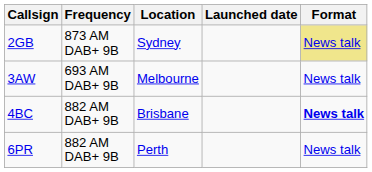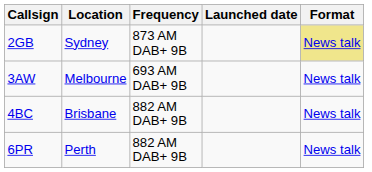columns swapped: (98, 14) <-> (168, 14)
(334, 114) bold -> (332, 114) normal
